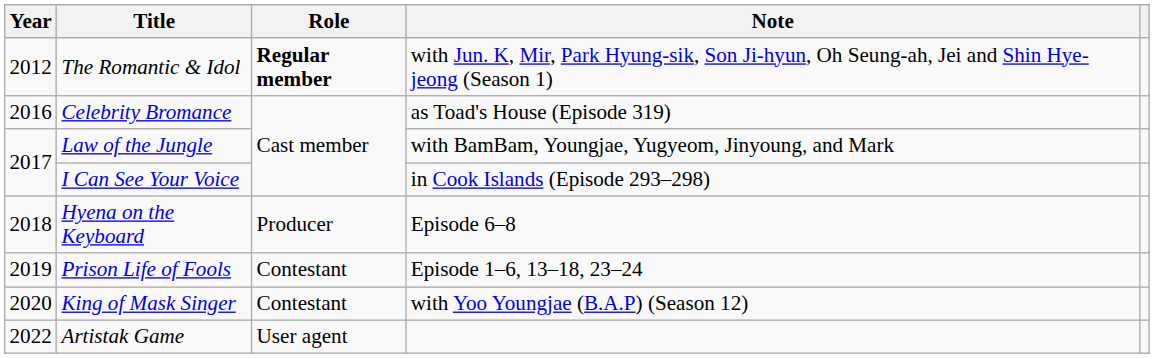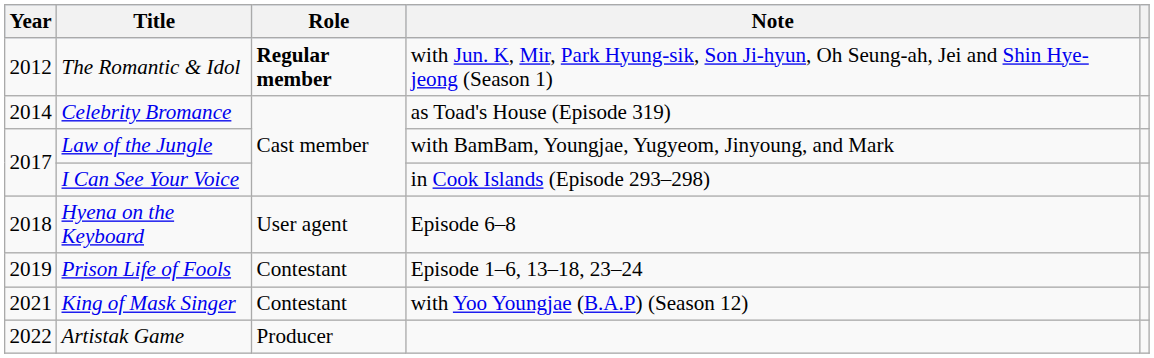(31, 111) 2016 -> (31, 111) 2014
(295, 224) Producer -> (302, 224) User agent
(31, 303) 2020 -> (31, 303) 2021
(302, 336) User agent -> (295, 336) Producer
